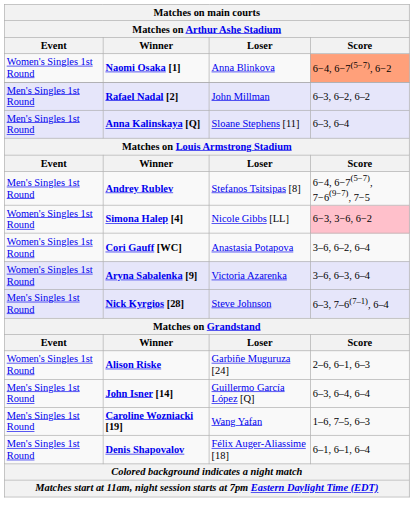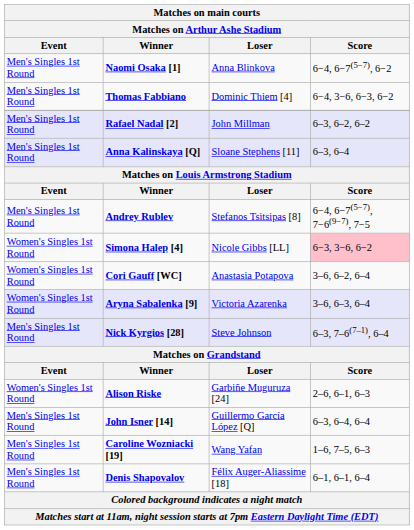(50, 68) Women's Singles 1st Round -> (43, 68) Men's Singles 1st Round
(352, 68) lightsalmon background -> (352, 68) no background
+ row: (146, 96)
